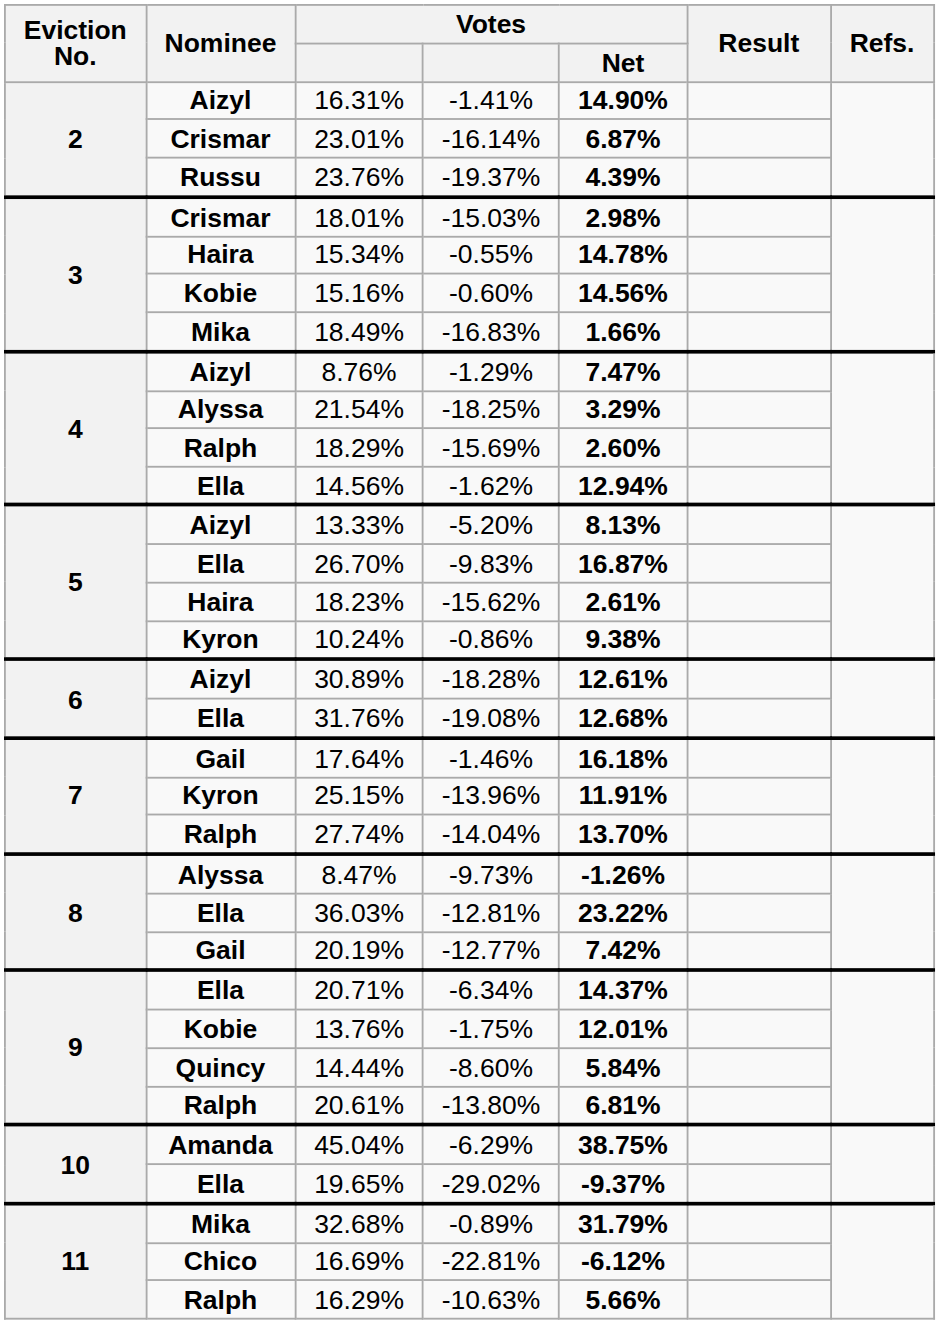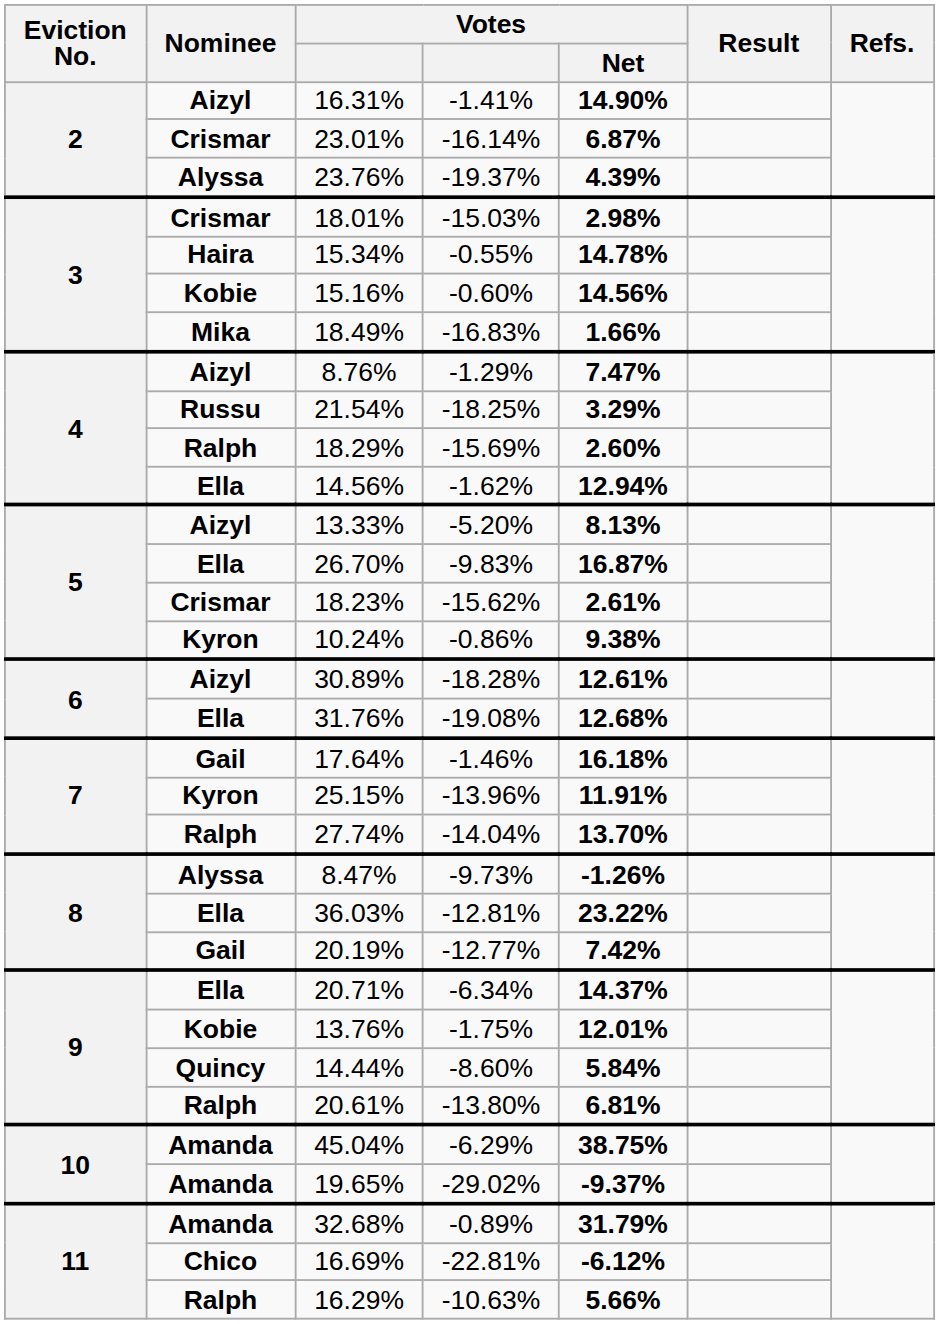(220, 177) Russu -> (220, 177) Alyssa
(220, 410) Alyssa -> (220, 410) Russu
(220, 602) Haira -> (220, 602) Crismar
(220, 1184) Ella -> (220, 1184) Amanda
(220, 1224) Mika -> (220, 1224) Amanda
